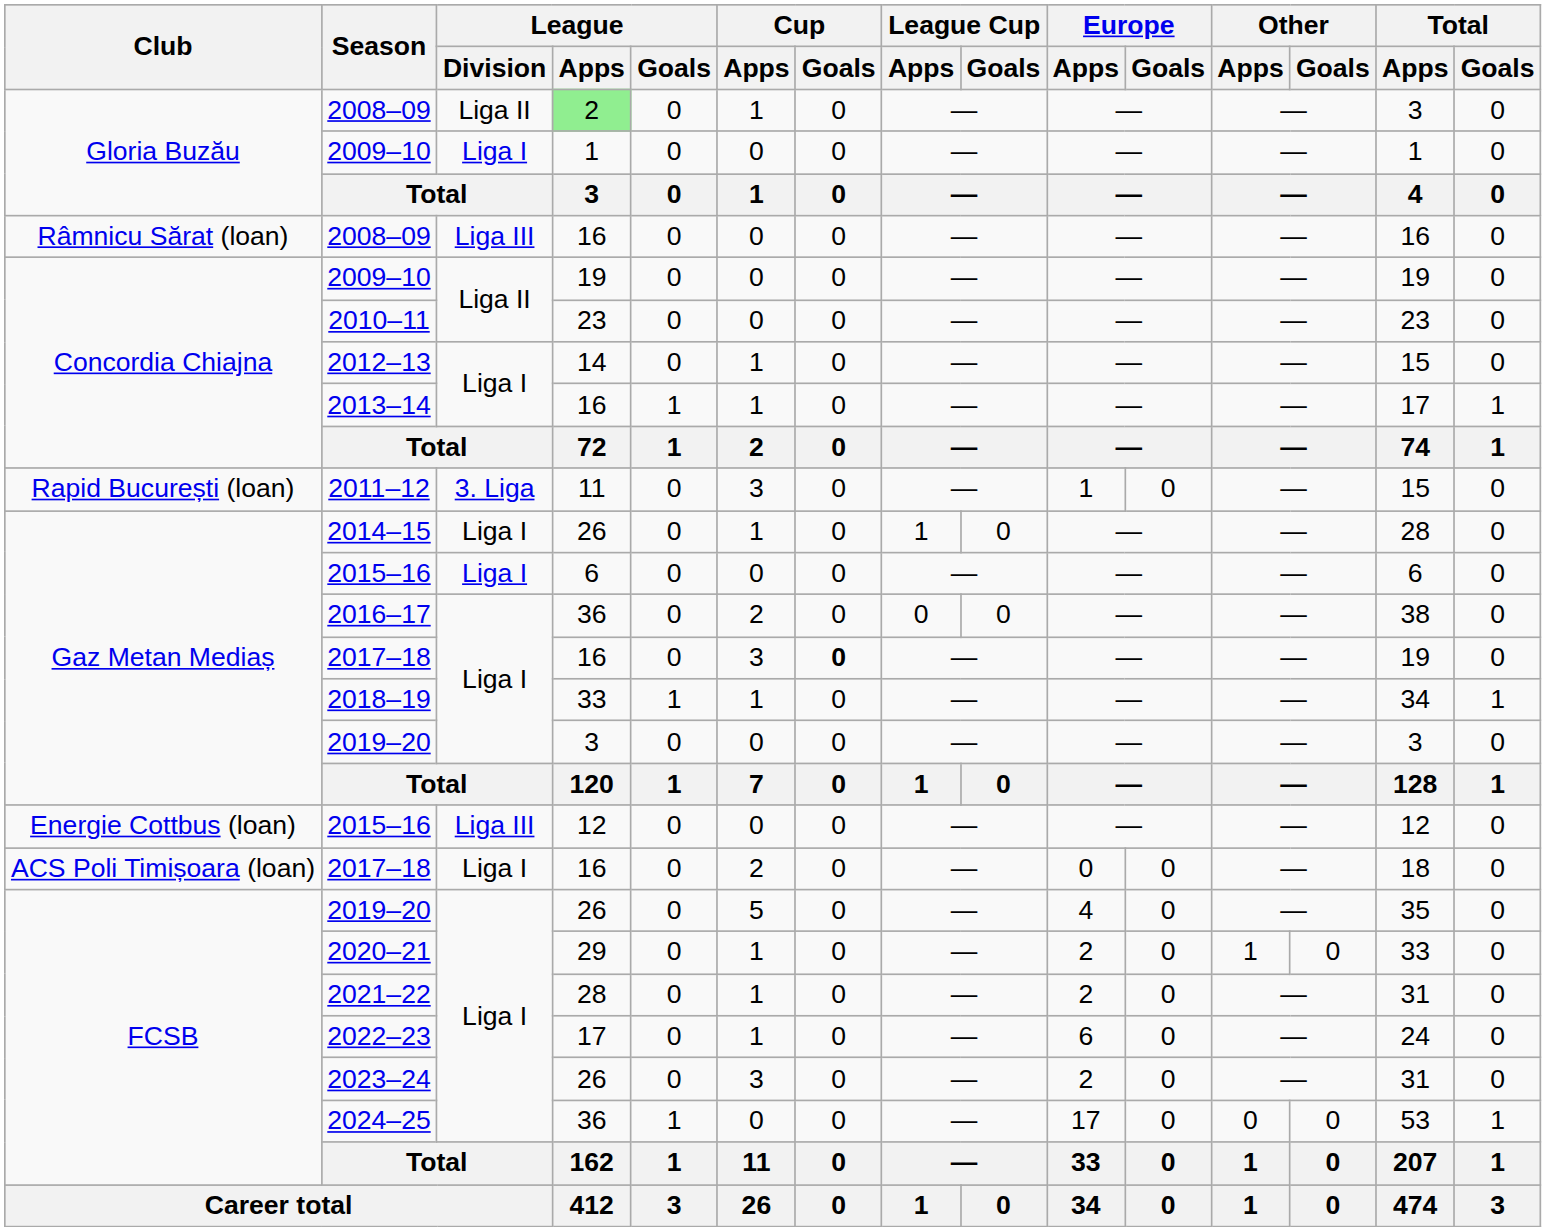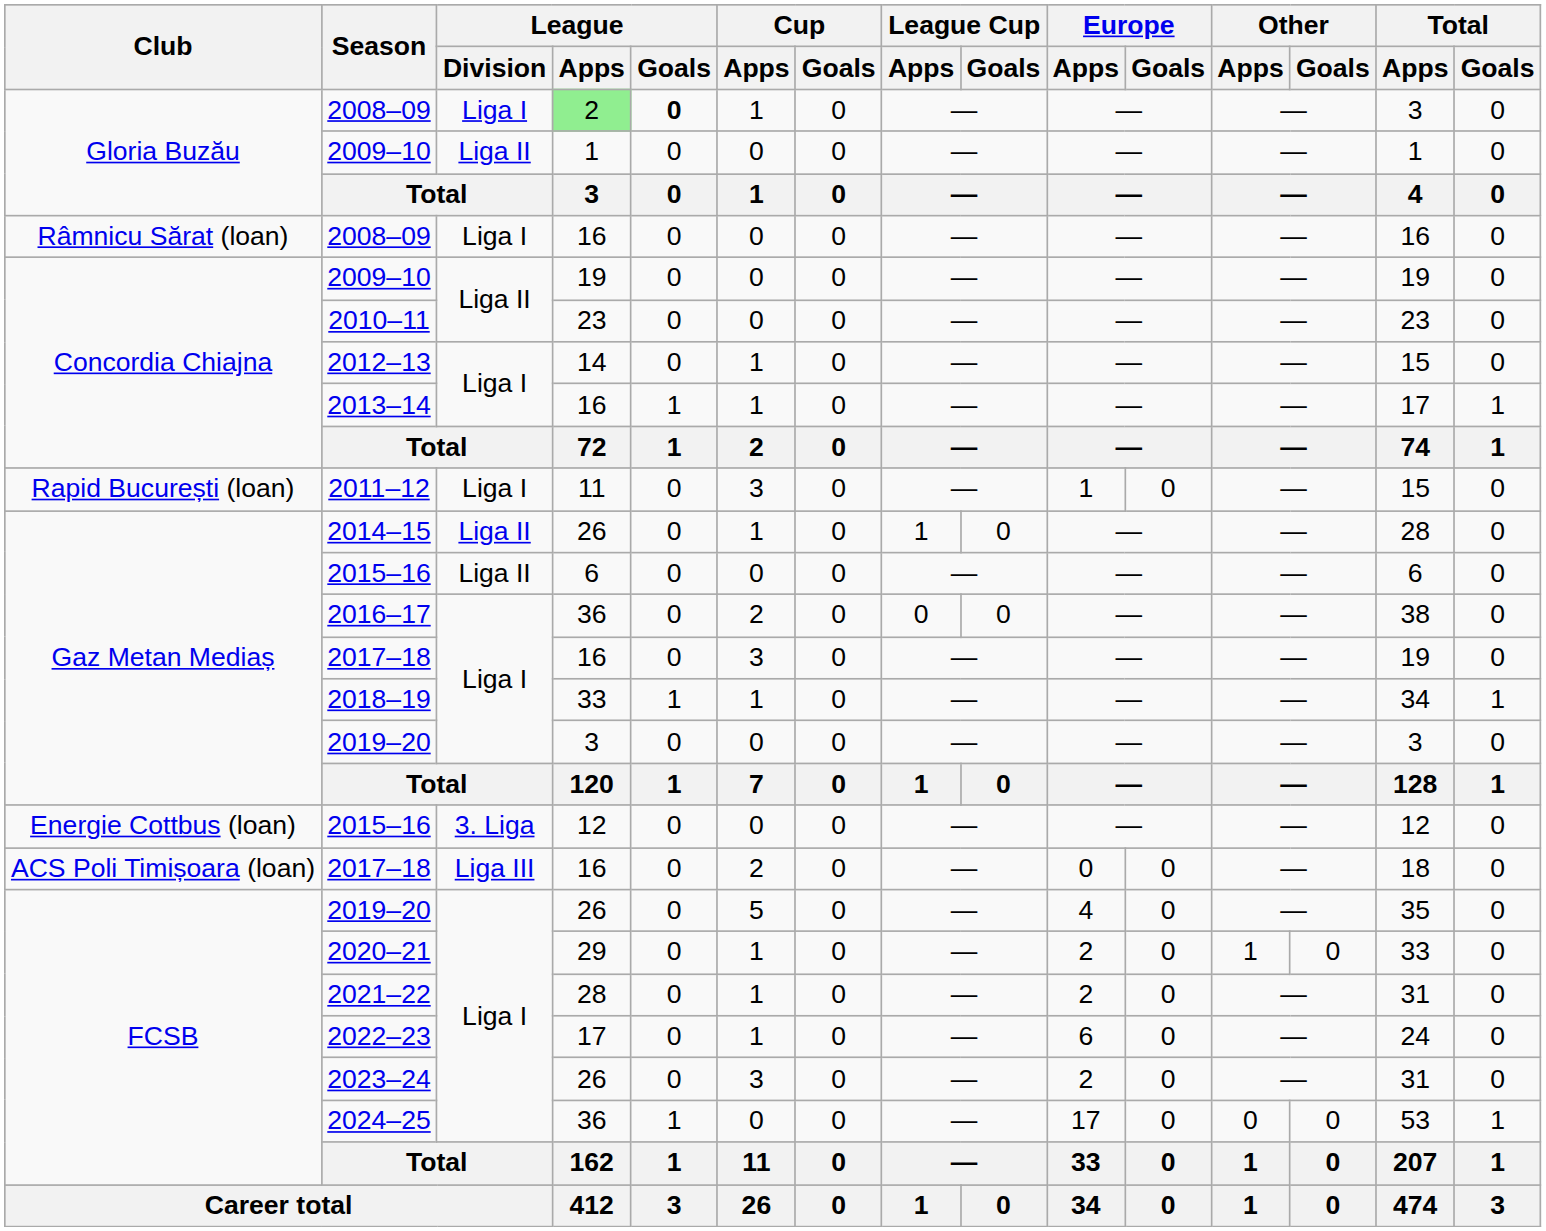(495, 109) Liga II -> (495, 109) Liga I
(674, 109) normal -> (674, 109) bold
(495, 151) Liga I -> (495, 151) Liga II
(495, 236) Liga III -> (495, 236) Liga I
(495, 488) 3. Liga -> (495, 488) Liga I
(495, 531) Liga I -> (495, 531) Liga II
(495, 573) Liga I -> (495, 573) Liga II
(839, 657) bold -> (839, 657) normal
(495, 825) Liga III -> (495, 825) 3. Liga
(495, 868) Liga I -> (495, 868) Liga III
